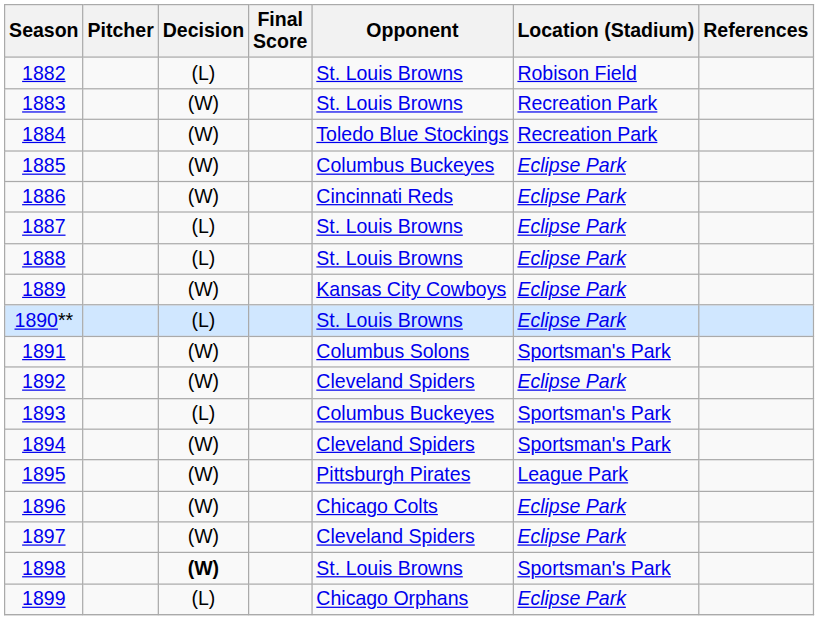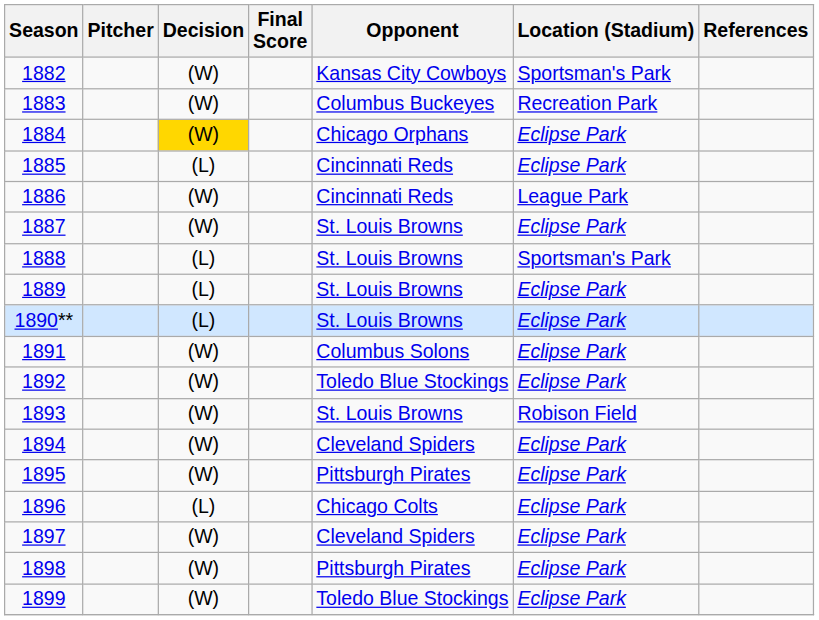(203, 72) (L) -> (203, 72) (W)
(390, 72) St. Louis Browns -> (411, 72) Kansas City Cowboys
(577, 72) Robison Field -> (594, 72) Sportsman's Park
(390, 103) St. Louis Browns -> (405, 103) Columbus Buckeyes
(203, 134) no background -> (203, 134) gold background
(412, 134) Toledo Blue Stockings -> (392, 134) Chicago Orphans
(587, 134) Recreation Park -> (572, 134) Eclipse Park
(203, 165) (W) -> (203, 165) (L)
(405, 165) Columbus Buckeyes -> (385, 165) Cincinnati Reds
(572, 196) Eclipse Park -> (573, 196) League Park
(203, 227) (L) -> (203, 227) (W)
(572, 258) Eclipse Park -> (594, 258) Sportsman's Park
(203, 289) (W) -> (203, 289) (L)
(411, 289) Kansas City Cowboys -> (390, 289) St. Louis Browns
(594, 351) Sportsman's Park -> (572, 351) Eclipse Park
(396, 382) Cleveland Spiders -> (412, 382) Toledo Blue Stockings
(203, 413) (L) -> (203, 413) (W)
(405, 413) Columbus Buckeyes -> (390, 413) St. Louis Browns
(594, 413) Sportsman's Park -> (577, 413) Robison Field
(594, 444) Sportsman's Park -> (572, 444) Eclipse Park
(573, 475) League Park -> (572, 475) Eclipse Park
(203, 506) (W) -> (203, 506) (L)
(203, 568) bold -> (203, 568) normal
(390, 568) St. Louis Browns -> (393, 568) Pittsburgh Pirates
(594, 568) Sportsman's Park -> (572, 568) Eclipse Park
(203, 599) (L) -> (203, 599) (W)
(392, 599) Chicago Orphans -> (412, 599) Toledo Blue Stockings
